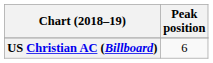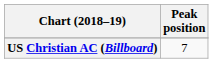(184, 48) 6 -> (184, 48) 7
